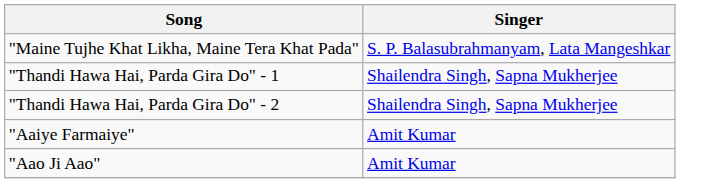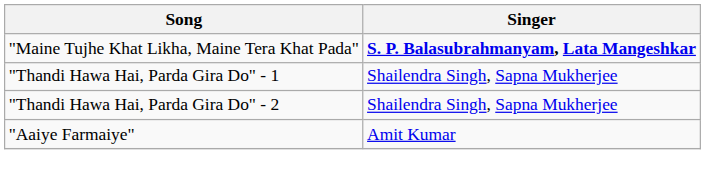(519, 47) normal -> (531, 47) bold
- row: (54, 162)
